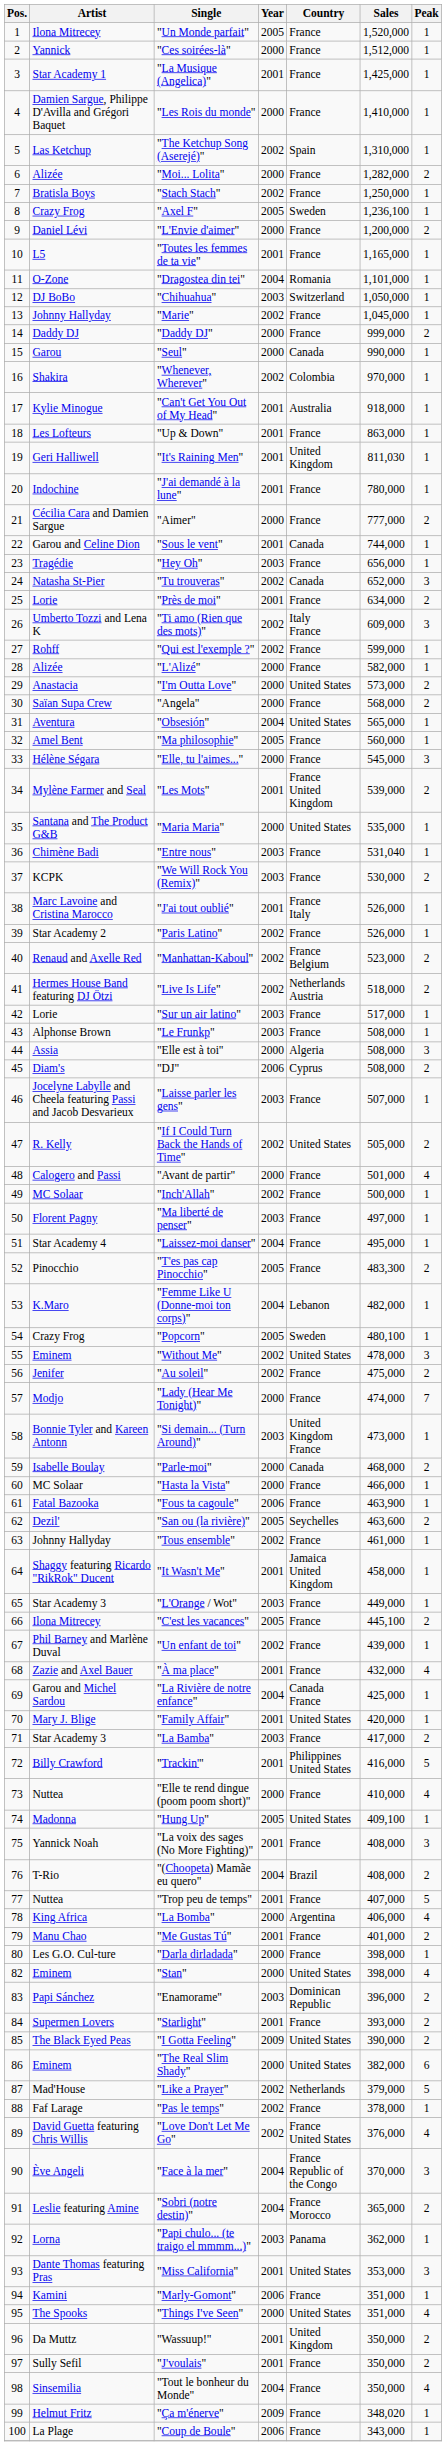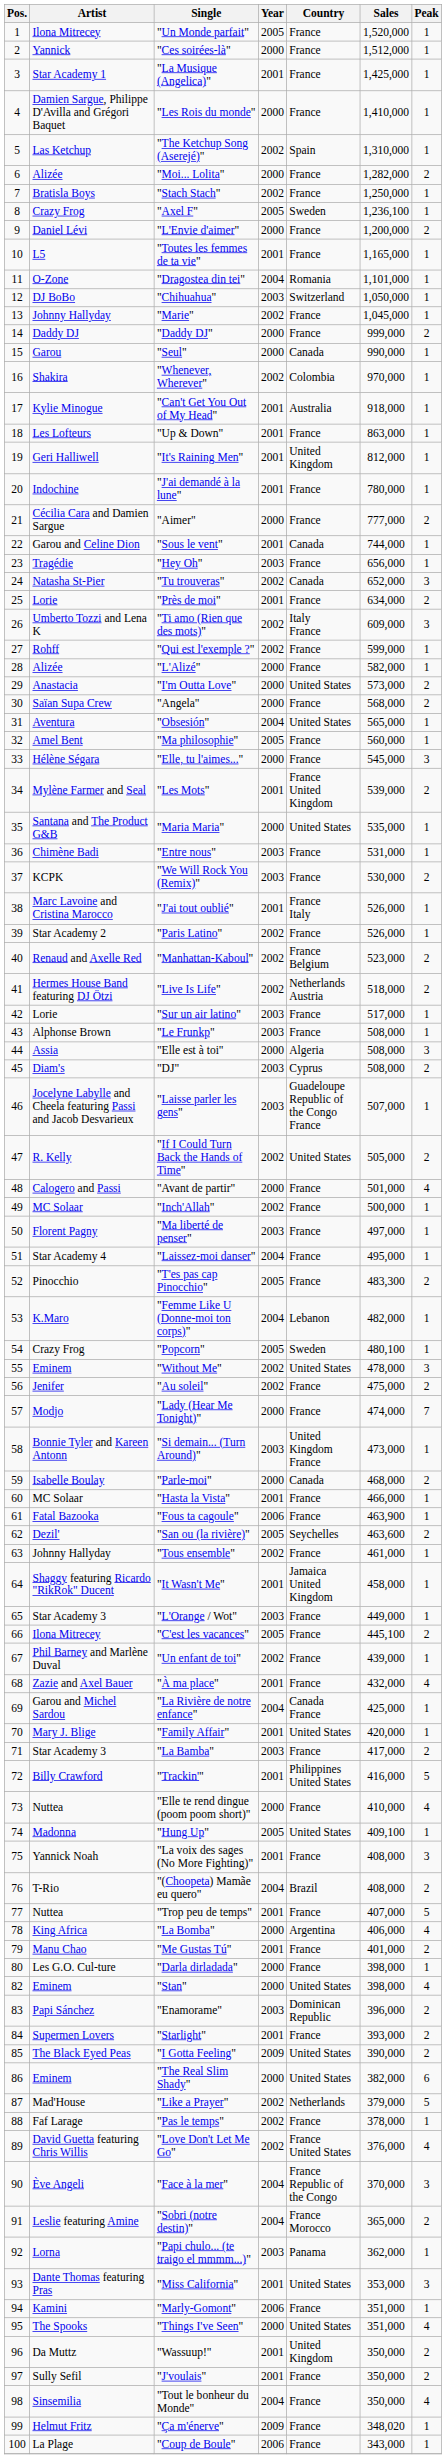(386, 457) 811,030 -> (386, 457) 812,000
(386, 852) 531,040 -> (386, 852) 531,000
(272, 1069) 2006 -> (272, 1069) 2003
(305, 1100) France -> (317, 1106) Guadeloupe Republic of the Congo France
(272, 1485) 2000 -> (272, 1498) 2001
